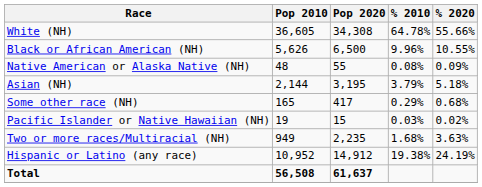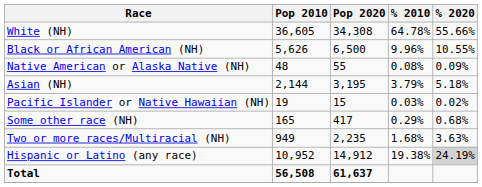rows swapped: (139, 120) <-> (73, 102)
(455, 156) no background -> (455, 156) lightgrey background
